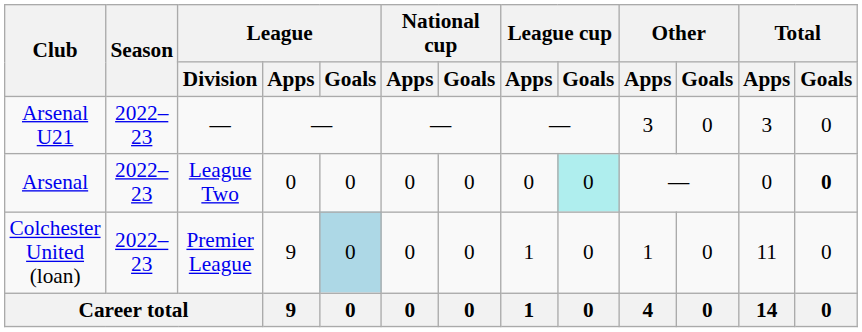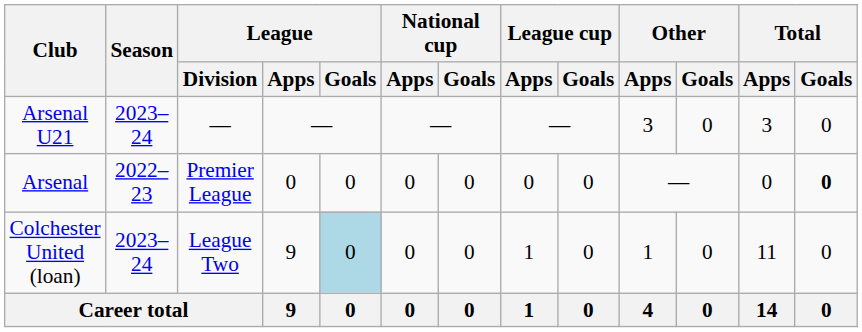(142, 124) 2022–23 -> (142, 124) 2023–24
(220, 182) League Two -> (220, 182) Premier League
(588, 182) paleturquoise background -> (588, 182) no background
(142, 252) 2022–23 -> (142, 252) 2023–24
(220, 252) Premier League -> (220, 252) League Two
